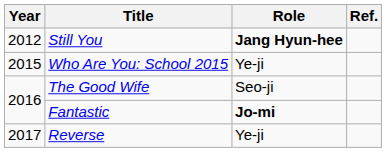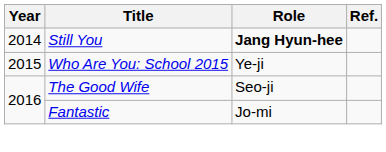(25, 40) 2012 -> (25, 40) 2014
(255, 111) bold -> (253, 111) normal
- row: (76, 135)
